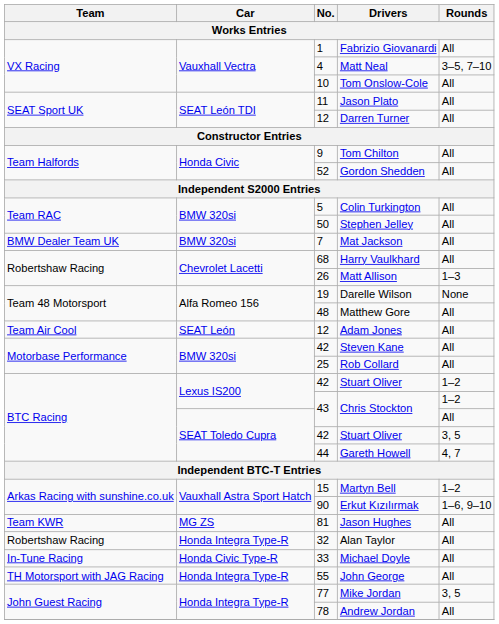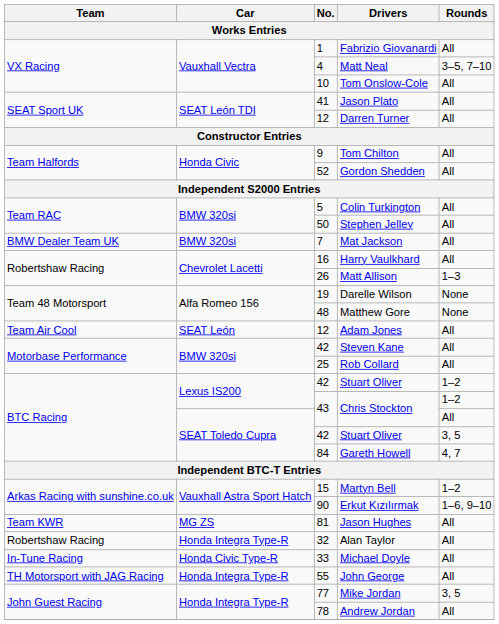(322, 101) 11 -> (323, 101) 41
(323, 259) 68 -> (323, 259) 16
(448, 312) All -> (455, 312) None
(323, 452) 44 -> (323, 452) 84
